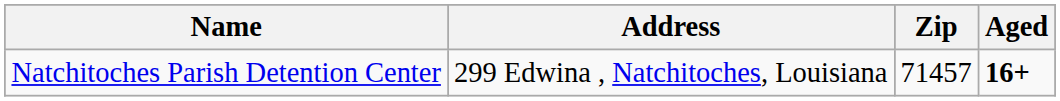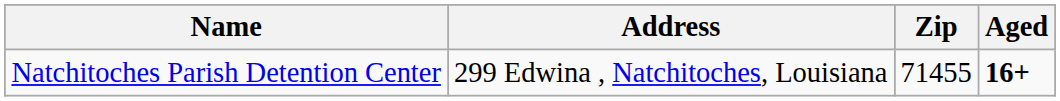(936, 72) 71457 -> (936, 72) 71455
